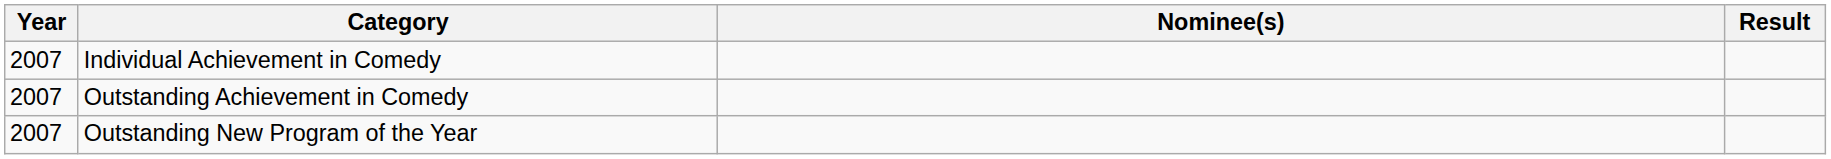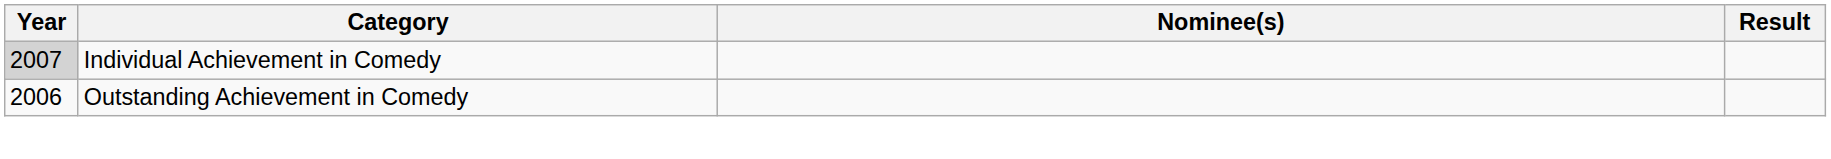(36, 60) no background -> (36, 60) lightgrey background
(36, 97) 2007 -> (36, 97) 2006
- row: (281, 134)
